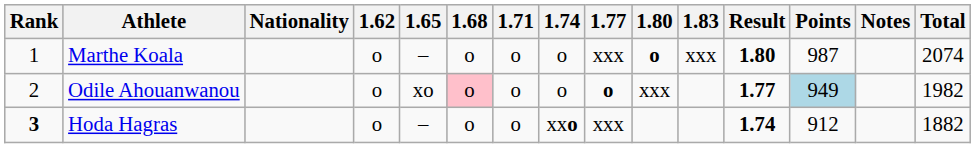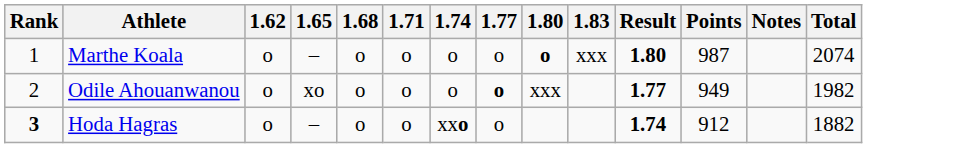- column: (299, 21)
(608, 55) xxx -> (499, 55) o
(469, 89) pink background -> (360, 89) no background
(823, 89) lightblue background -> (714, 89) no background
(608, 124) xxx -> (499, 124) o
